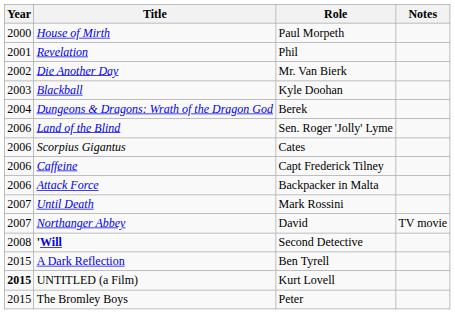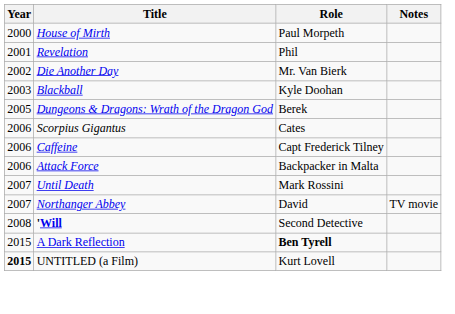(19, 109) 2004 -> (19, 109) 2005
- row: (79, 128)
(304, 261) normal -> (305, 242) bold
- row: (82, 299)
